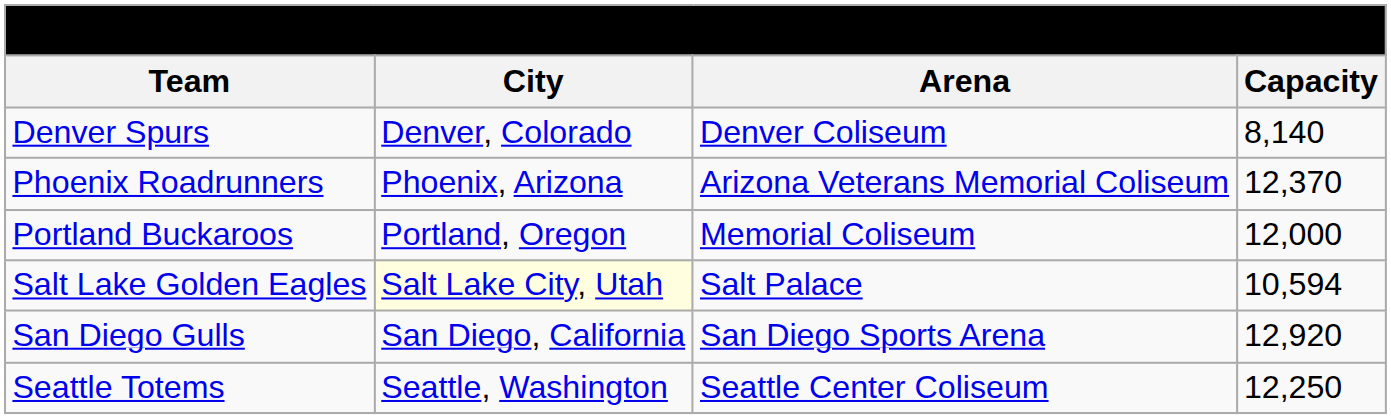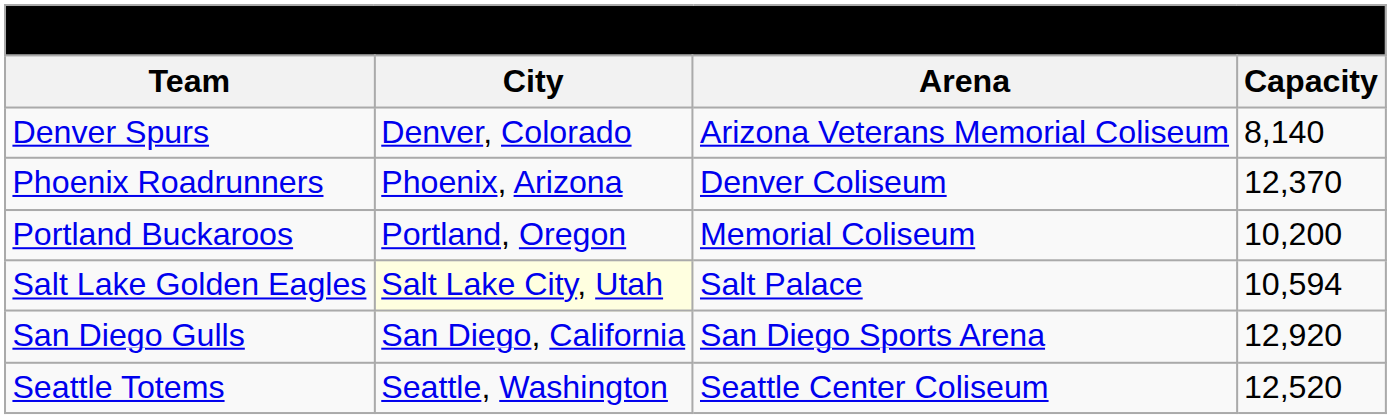(823, 132) Denver Coliseum -> (965, 132) Arizona Veterans Memorial Coliseum
(965, 183) Arizona Veterans Memorial Coliseum -> (823, 183) Denver Coliseum
(1293, 234) 12,000 -> (1293, 234) 10,200
(1293, 387) 12,250 -> (1293, 387) 12,520
